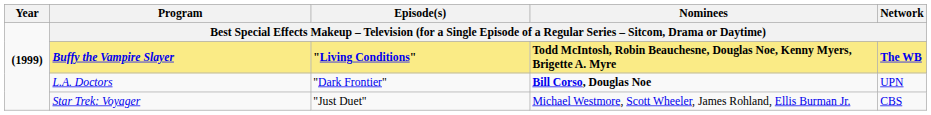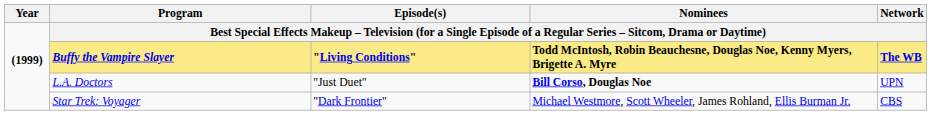(350, 82) "Dark Frontier" -> (340, 82) "Just Duet"
(340, 100) "Just Duet" -> (350, 100) "Dark Frontier"
